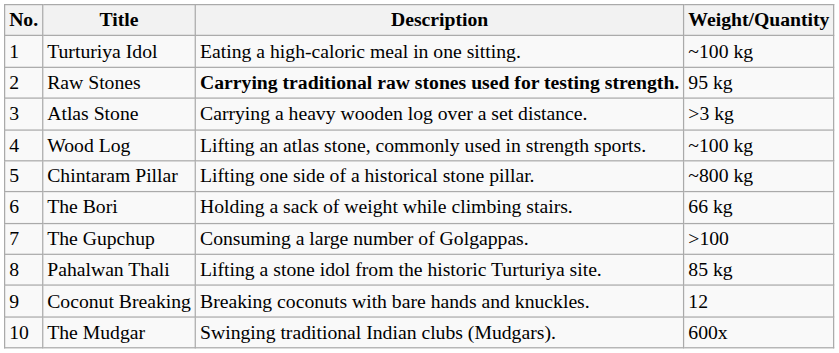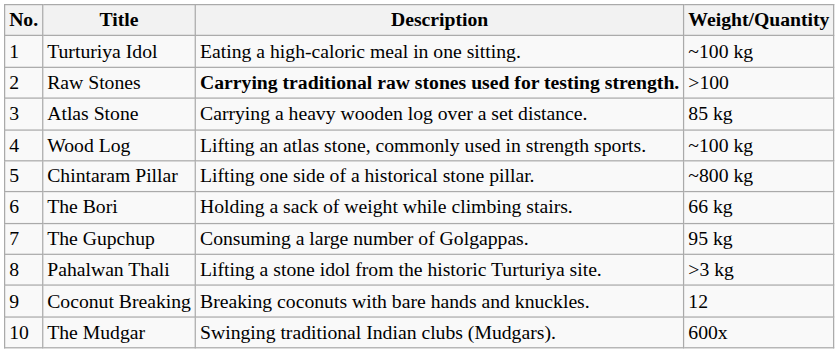(710, 82) 95 kg -> (709, 82) >100
(711, 113) >3 kg -> (710, 113) 85 kg
(709, 238) >100 -> (710, 238) 95 kg
(710, 269) 85 kg -> (711, 269) >3 kg
